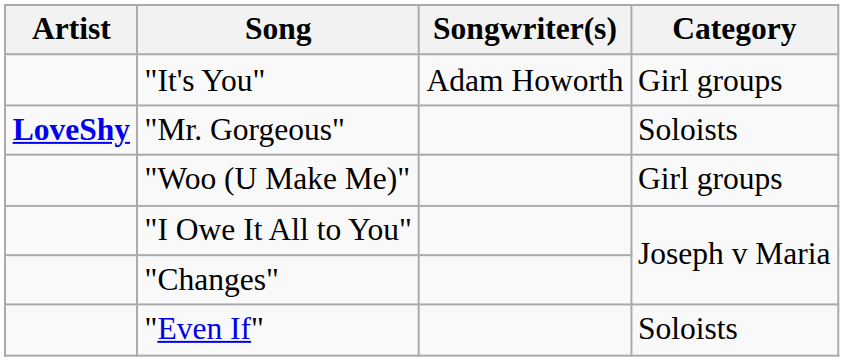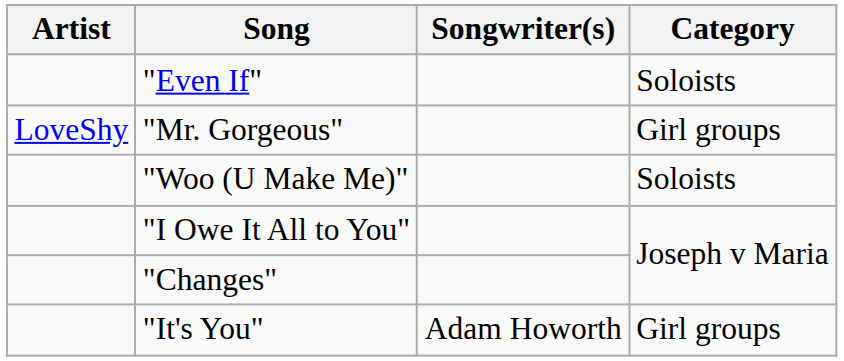rows swapped: (204, 329) <-> (205, 79)
(71, 129) bold -> (71, 129) normal
(688, 129) Soloists -> (708, 129) Girl groups
(710, 179) Girl groups -> (686, 179) Soloists
